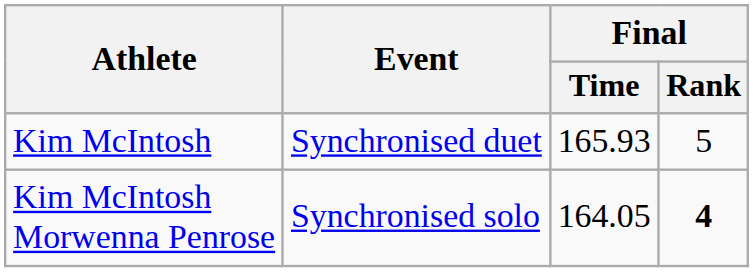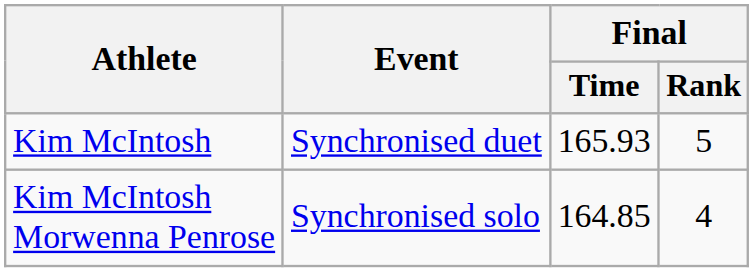(604, 217) 164.05 -> (604, 217) 164.85
(704, 217) bold -> (704, 217) normal
